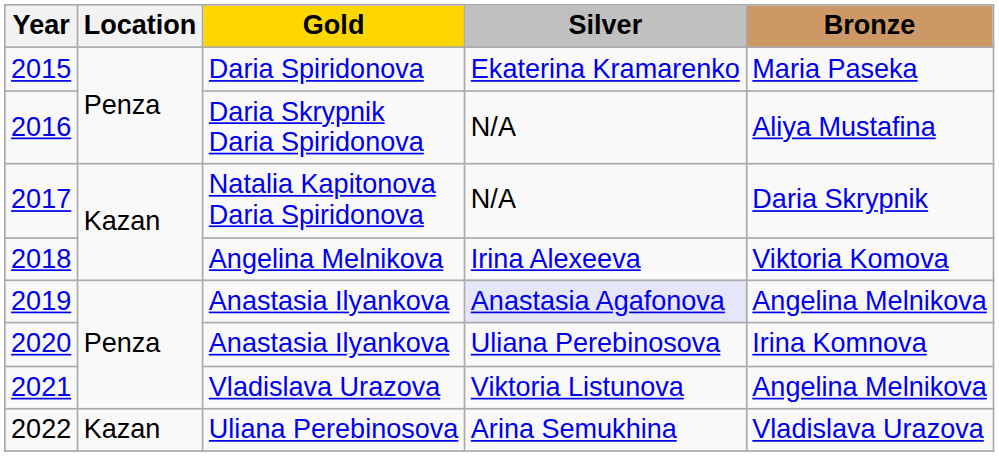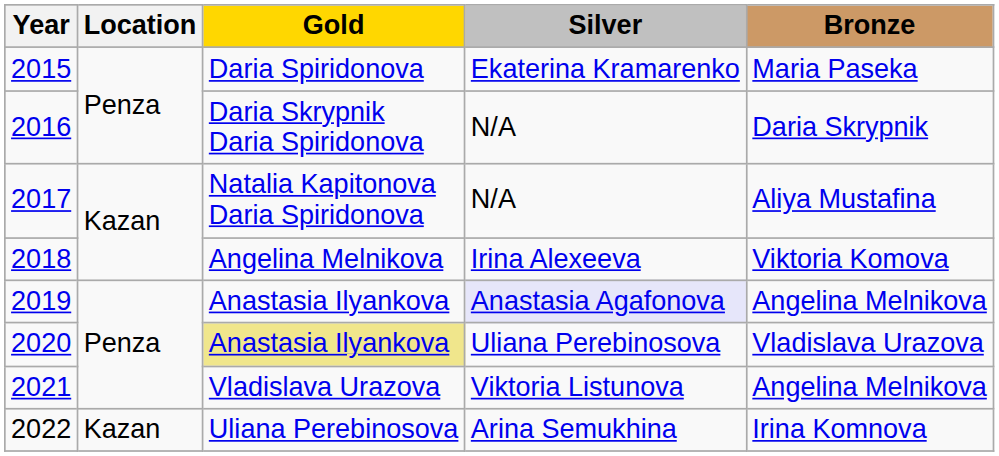(844, 126) Aliya Mustafina -> (840, 126) Daria Skrypnik
(840, 200) Daria Skrypnik -> (844, 200) Aliya Mustafina
(329, 344) no background -> (329, 344) khaki background
(840, 344) Irina Komnova -> (868, 344) Vladislava Urazova
(868, 429) Vladislava Urazova -> (840, 429) Irina Komnova
